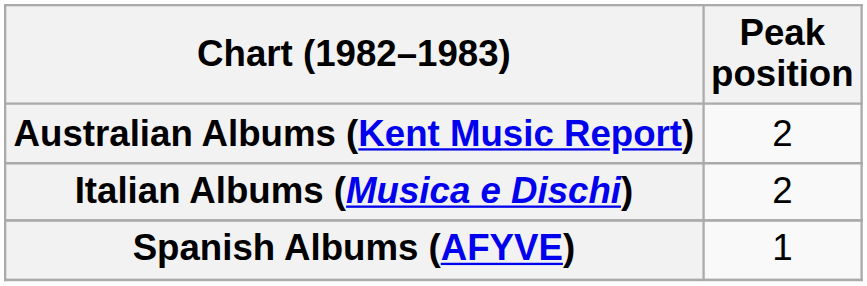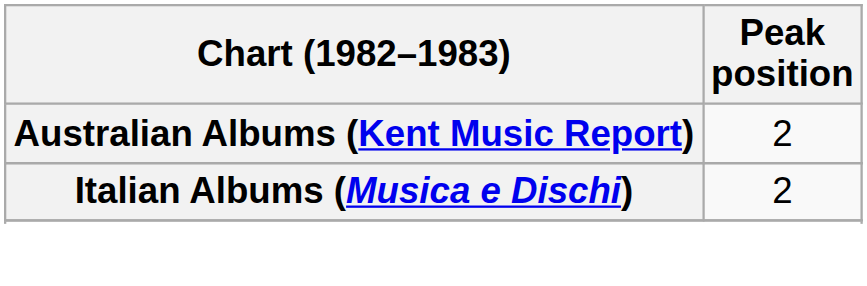- row: (354, 249)
